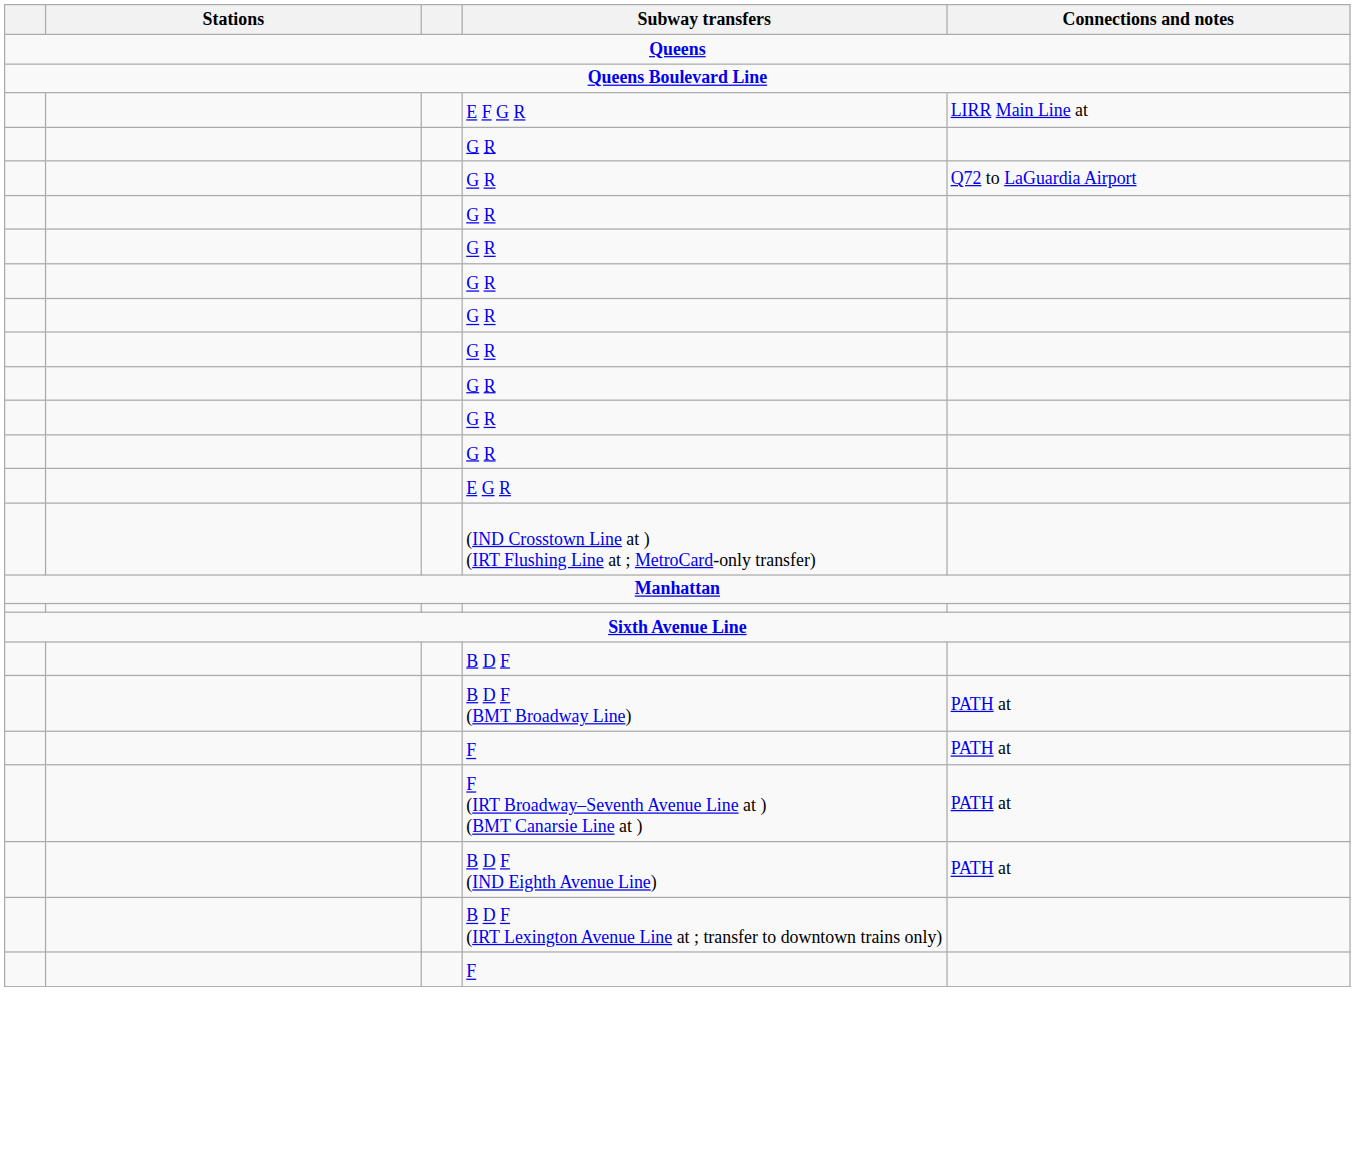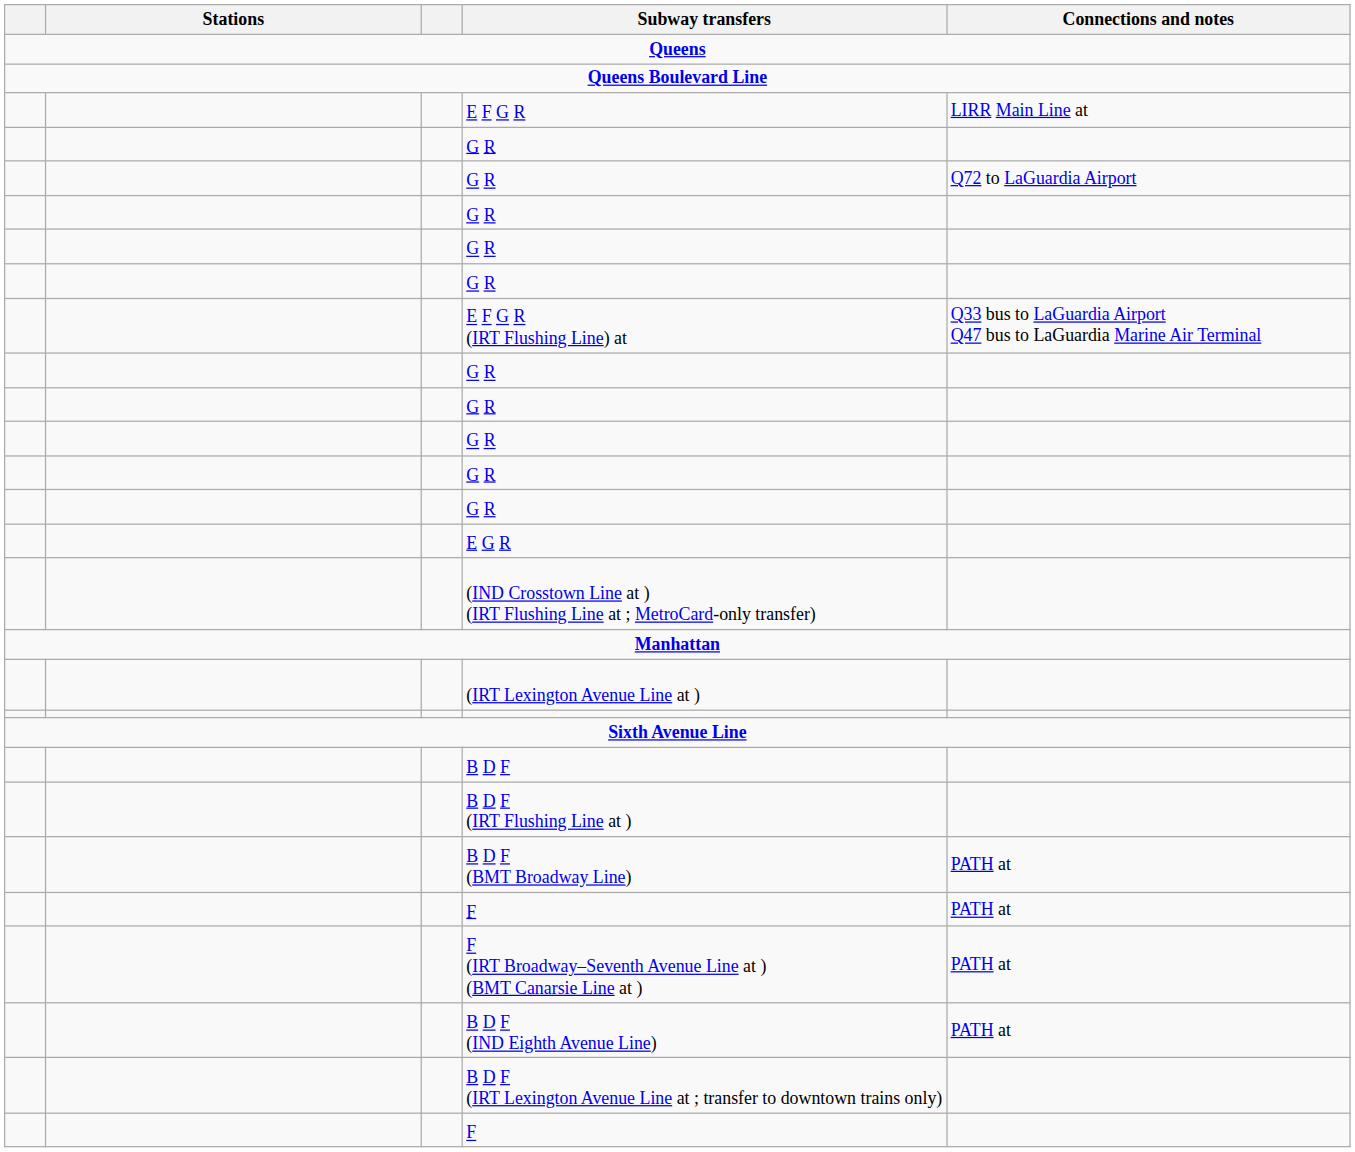+ row: (25, 326)
+ row: (25, 685)
+ row: (25, 810)
